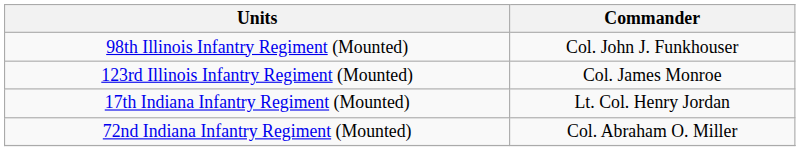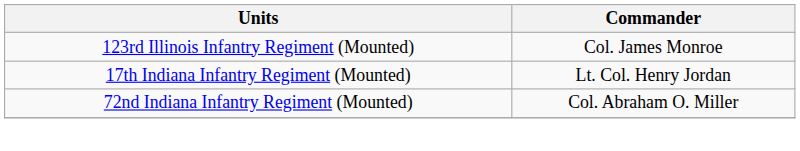- row: (257, 46)
